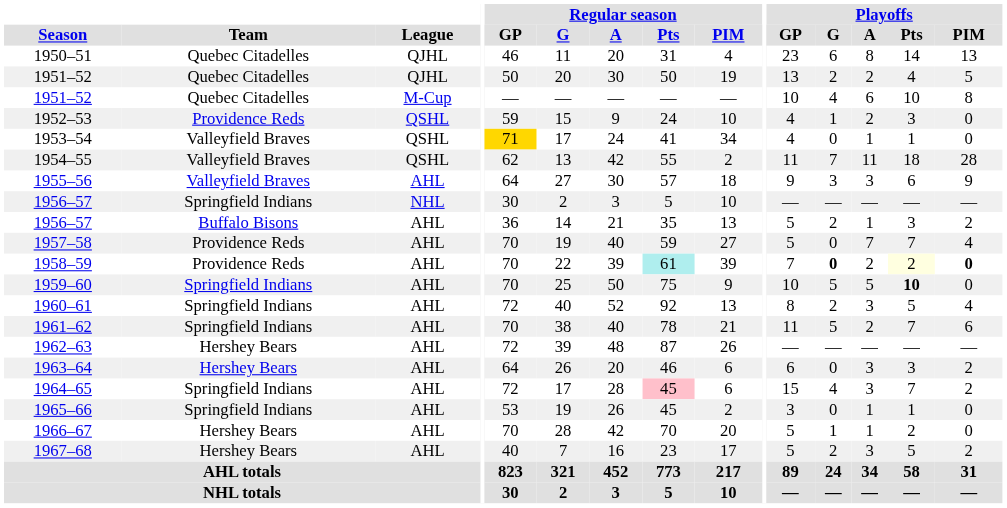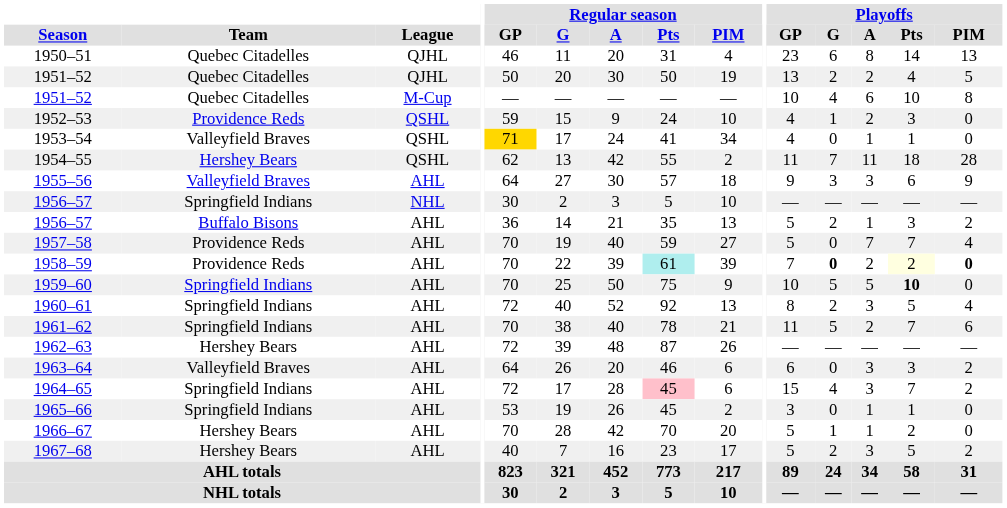(248, 159) Valleyfield Braves -> (248, 159) Hershey Bears
(248, 367) Hershey Bears -> (248, 367) Valleyfield Braves
